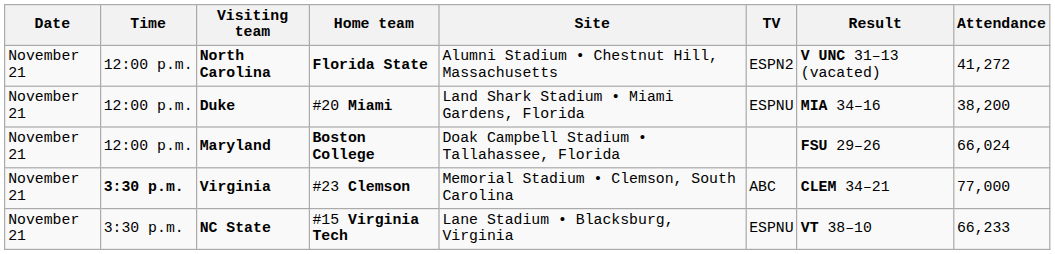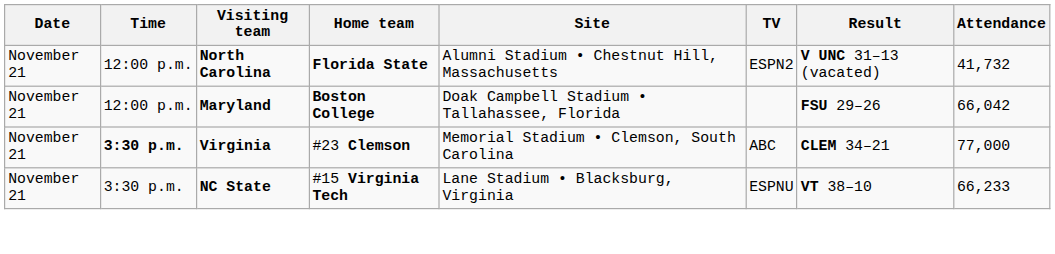(984, 66) 41,272 -> (984, 66) 41,732
- row: (217, 107)
(984, 147) 66,024 -> (984, 107) 66,042
